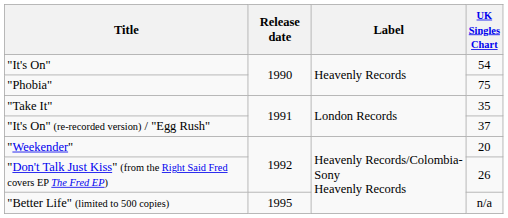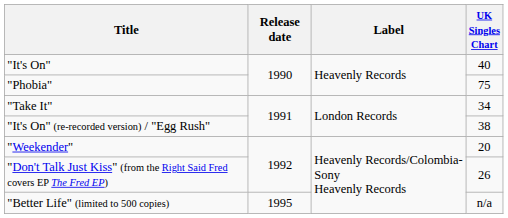(484, 65) 54 -> (484, 65) 40
(484, 106) 35 -> (484, 106) 34
(484, 126) 37 -> (484, 126) 38
